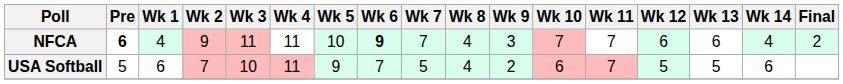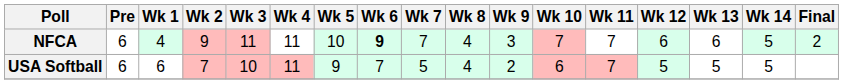(122, 41) bold -> (122, 41) normal
(769, 41) 4 -> (769, 41) 5
(122, 66) 5 -> (122, 66) 6
(769, 66) 6 -> (769, 66) 5
